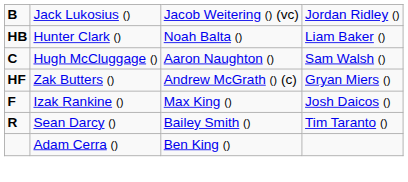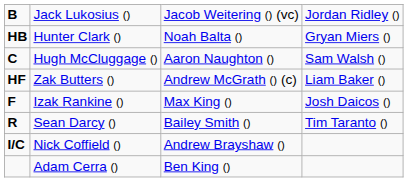(345, 36) Liam Baker () -> (348, 36) Gryan Miers ()
(348, 79) Gryan Miers () -> (345, 79) Liam Baker ()
+ row: (77, 144)
